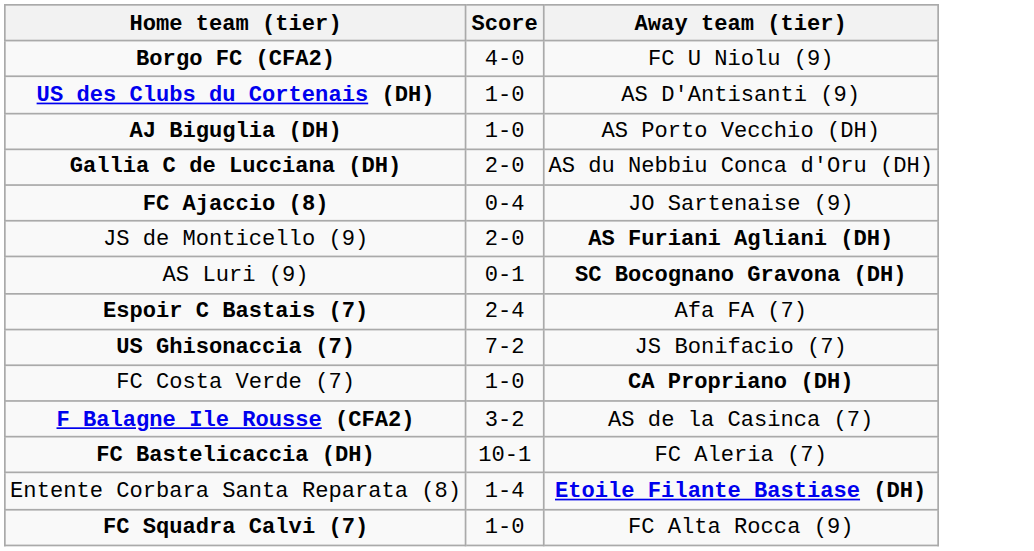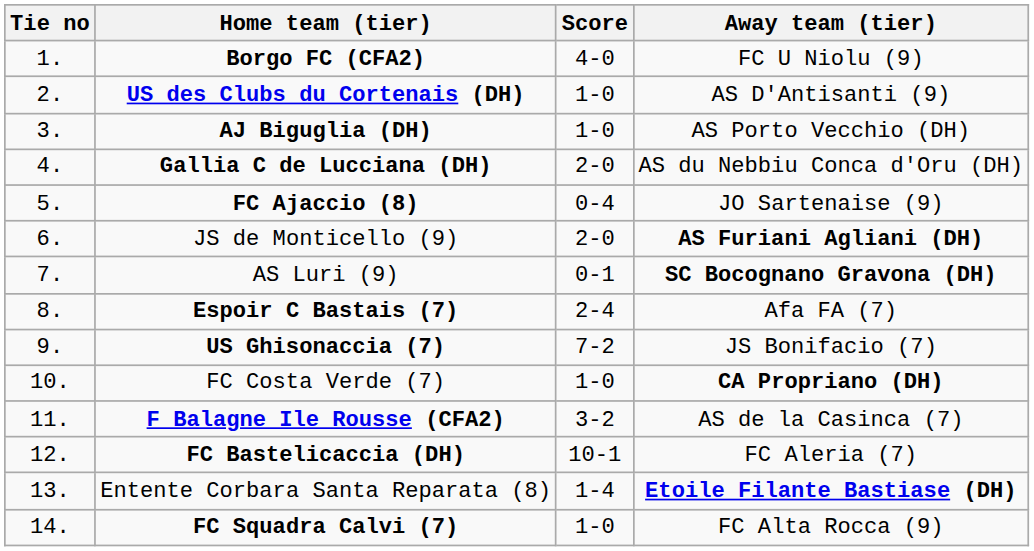+ column: (50, 23)
